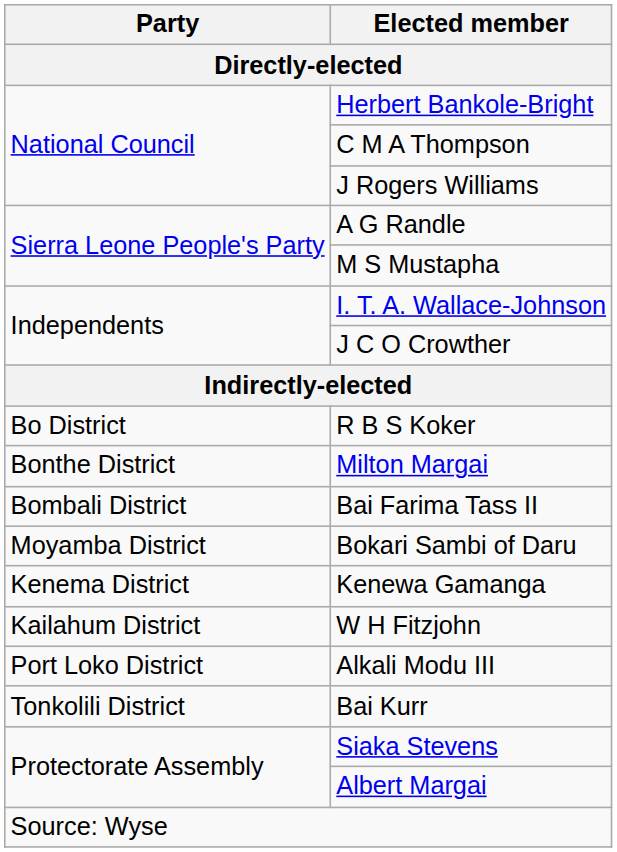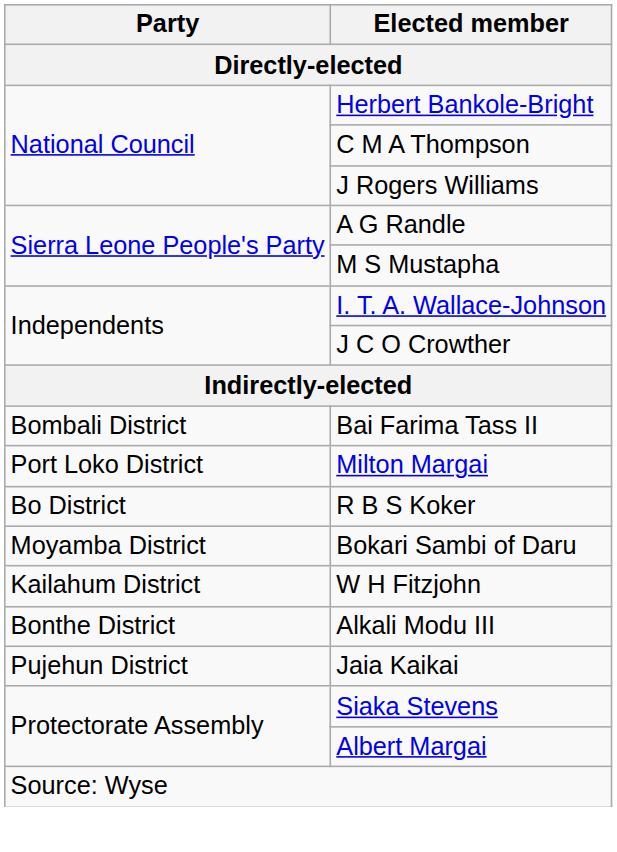rows swapped: (406, 425) <-> (437, 505)
(93, 465) Bonthe District -> (107, 465) Port Loko District
- row: (441, 585)
(107, 666) Port Loko District -> (93, 625) Bonthe District
+ row: (397, 666)
- row: (382, 706)
